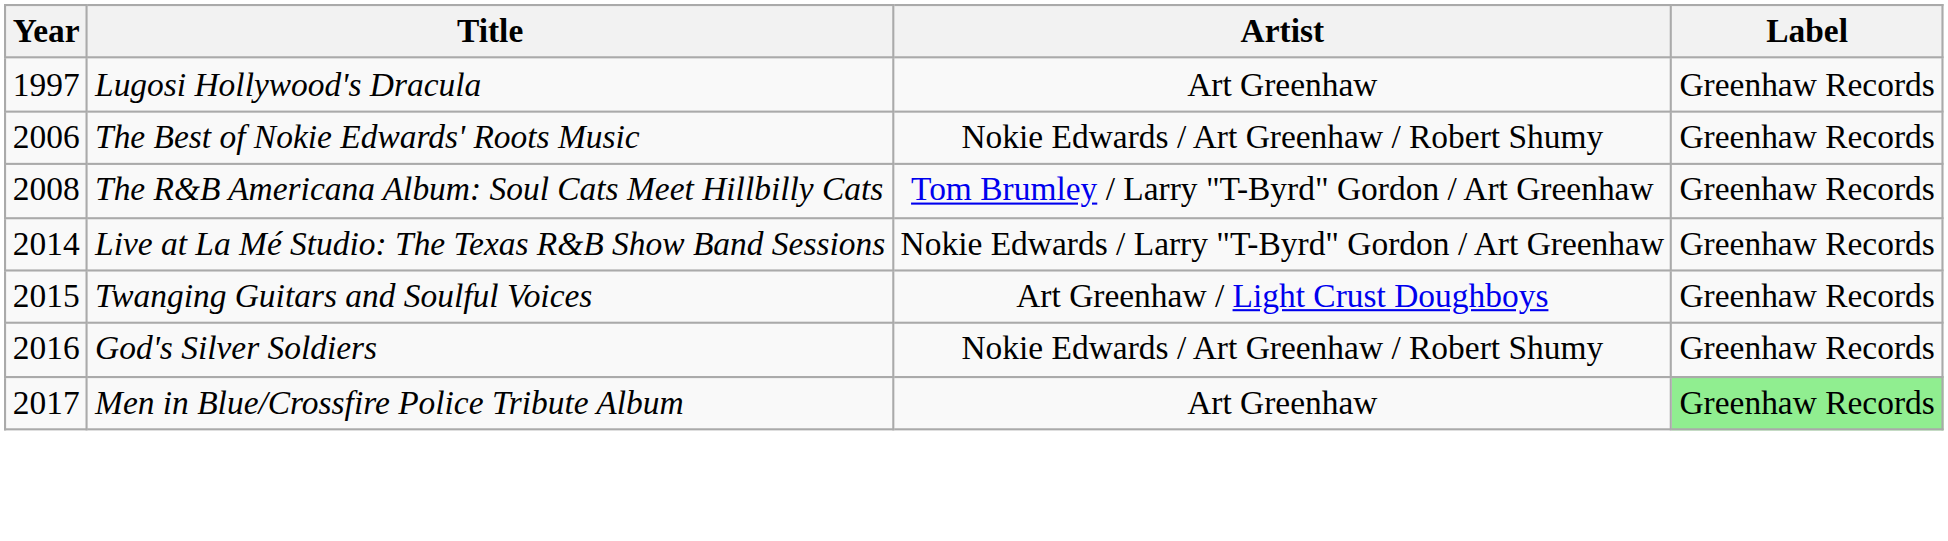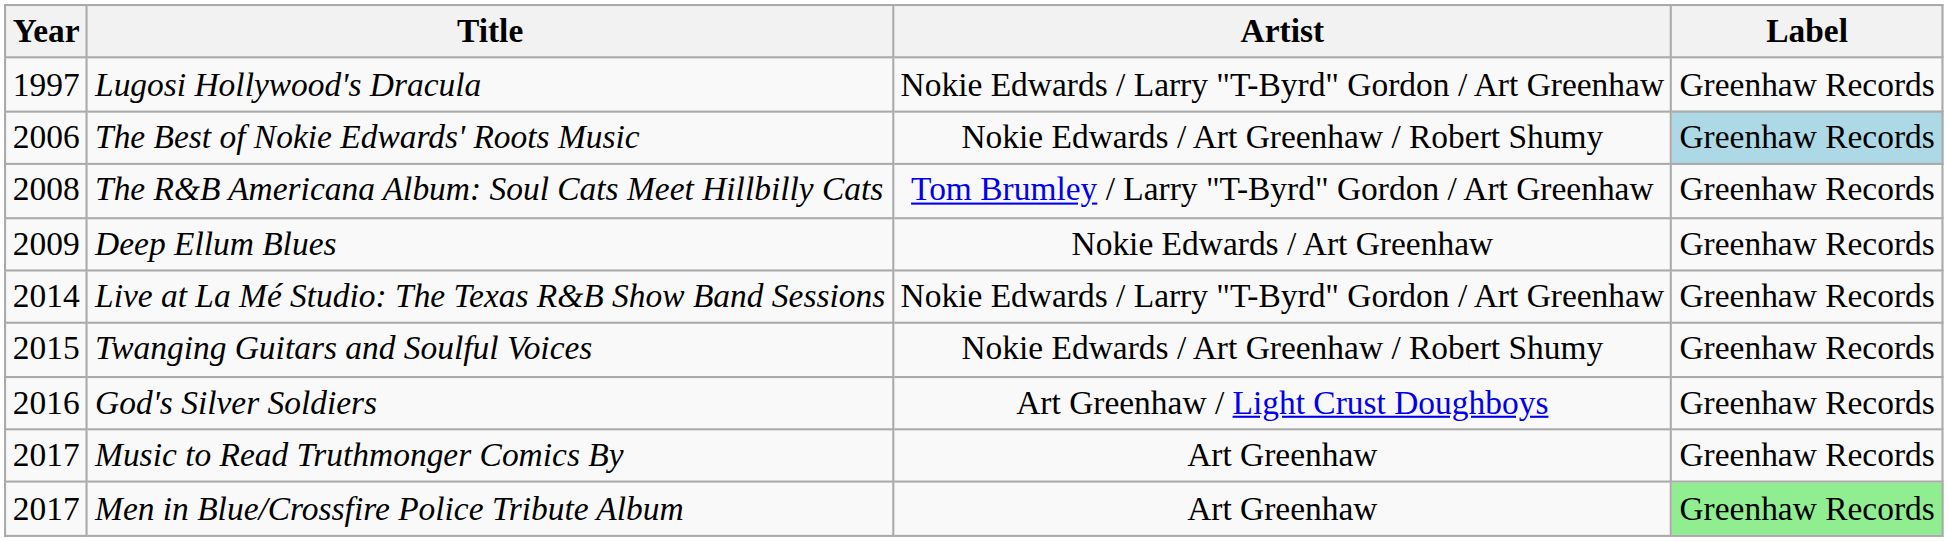(1282, 84) Art Greenhaw -> (1282, 84) Nokie Edwards / Larry "T-Byrd" Gordon / Art Greenhaw
(1807, 137) no background -> (1807, 137) lightblue background
+ row: (216, 243)
(1282, 296) Art Greenhaw / Light Crust Doughboys -> (1282, 349) Nokie Edwards / Art Greenhaw / Robert Shumy
(1282, 349) Nokie Edwards / Art Greenhaw / Robert Shumy -> (1282, 402) Art Greenhaw / Light Crust Doughboys
+ row: (359, 455)
